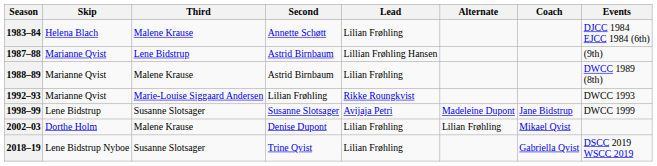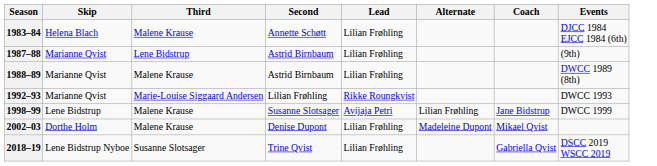(390, 54) Lillian Frøhling Hansen -> (373, 54) Lilian Frøhling
(169, 111) Susanne Slotsager -> (163, 111) Malene Krause
(478, 111) Madeleine Dupont -> (449, 111) Lilian Frøhling
(472, 127) Lilian Frøhling -> (455, 127) Madeleine Dupont
